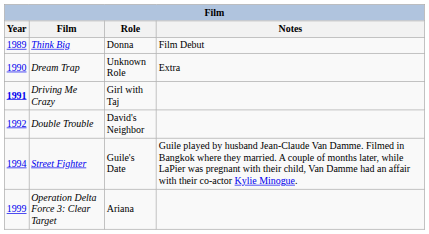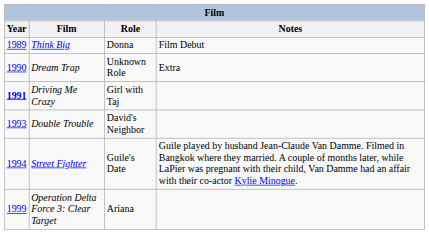(17, 124) 1992 -> (17, 124) 1993
